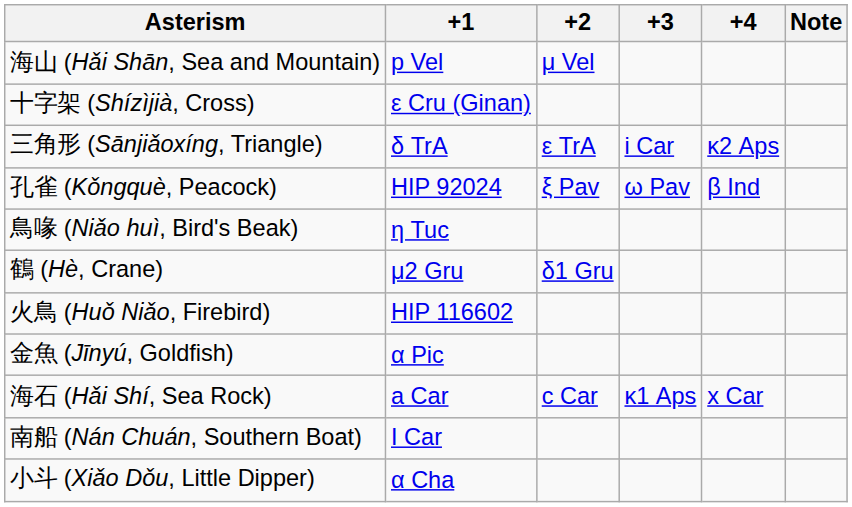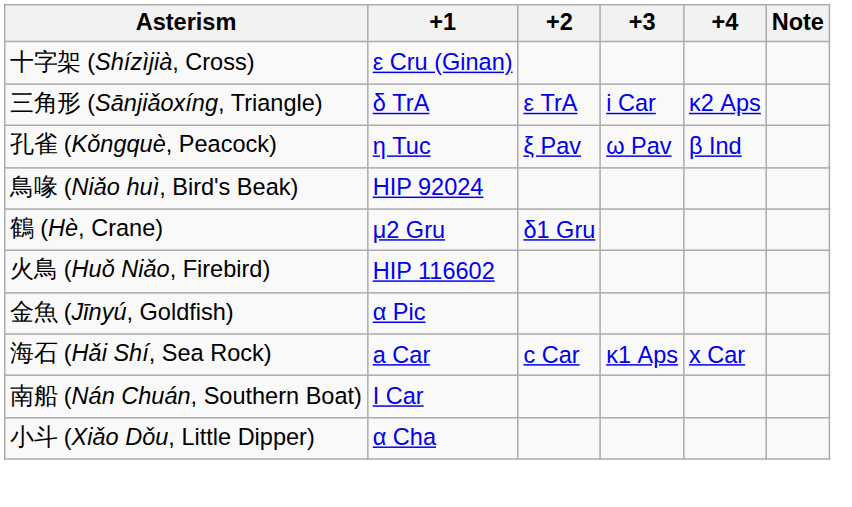- row: (195, 61)
(446, 187) HIP 92024 -> (402, 146) η Tuc
(420, 229) η Tuc -> (428, 187) HIP 92024
